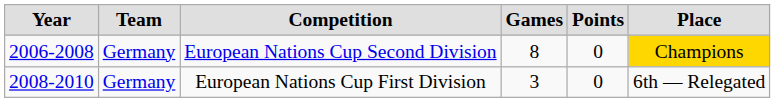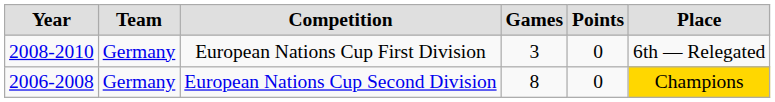rows swapped: (340, 50) <-> (340, 81)
